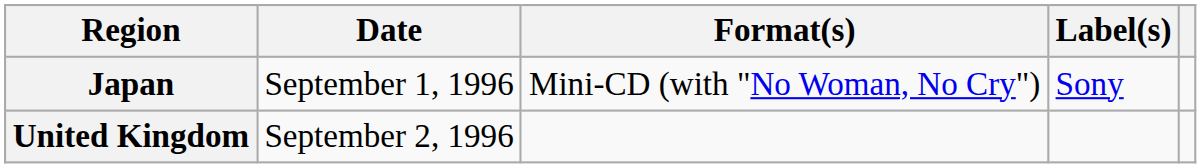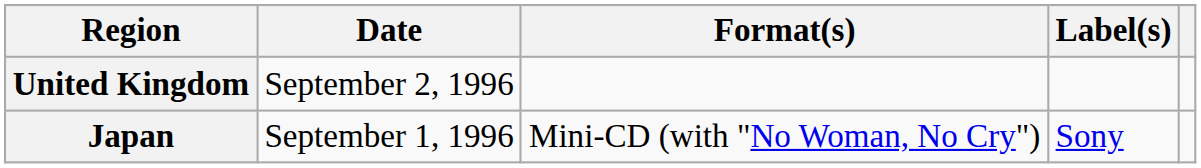rows swapped: (131, 83) <-> (131, 135)
